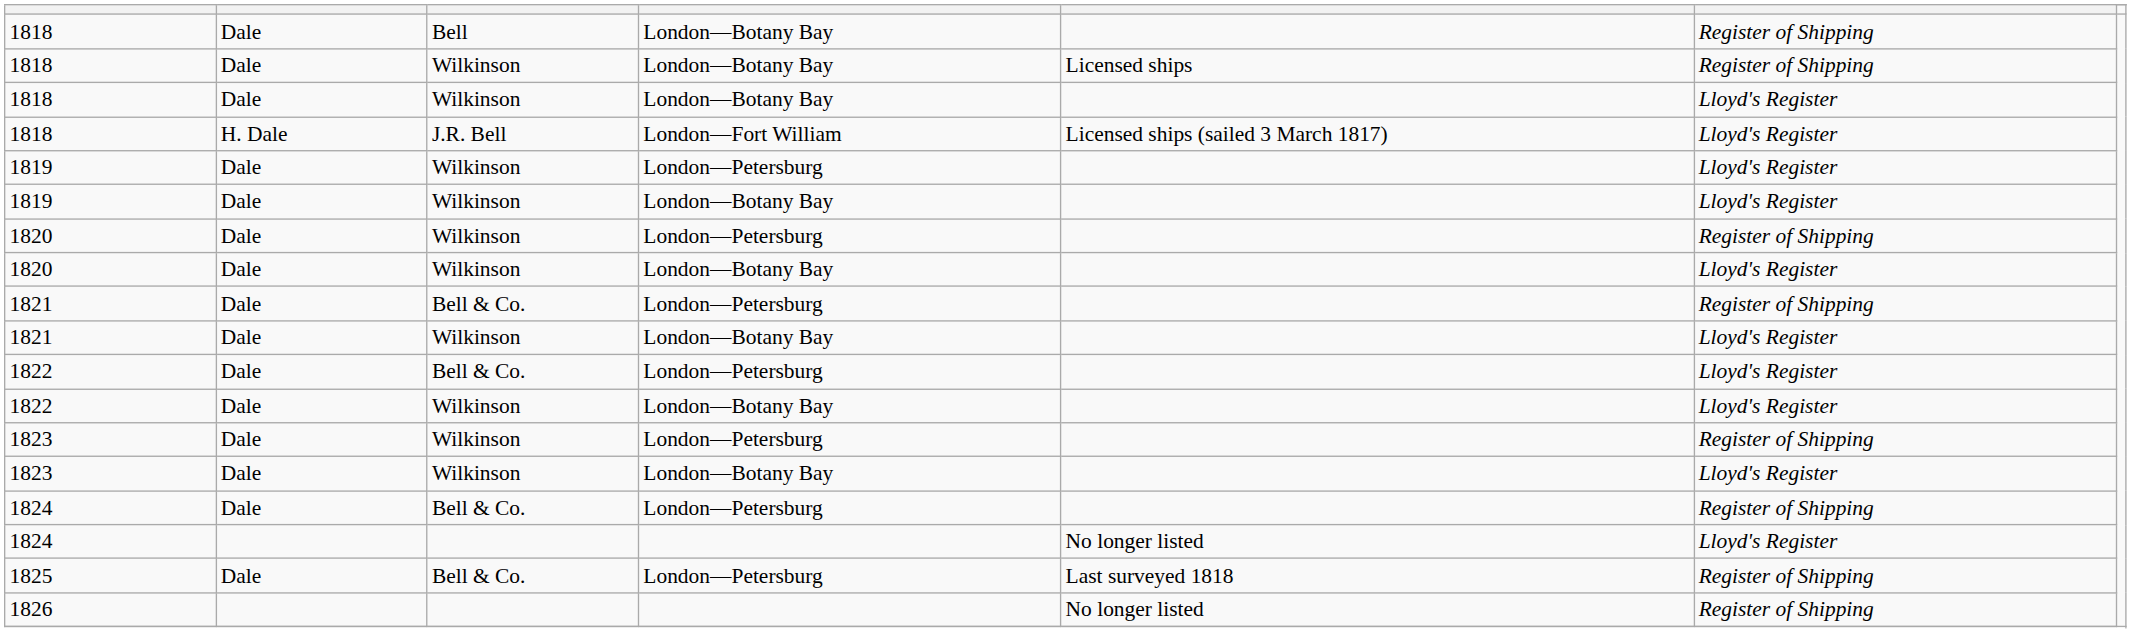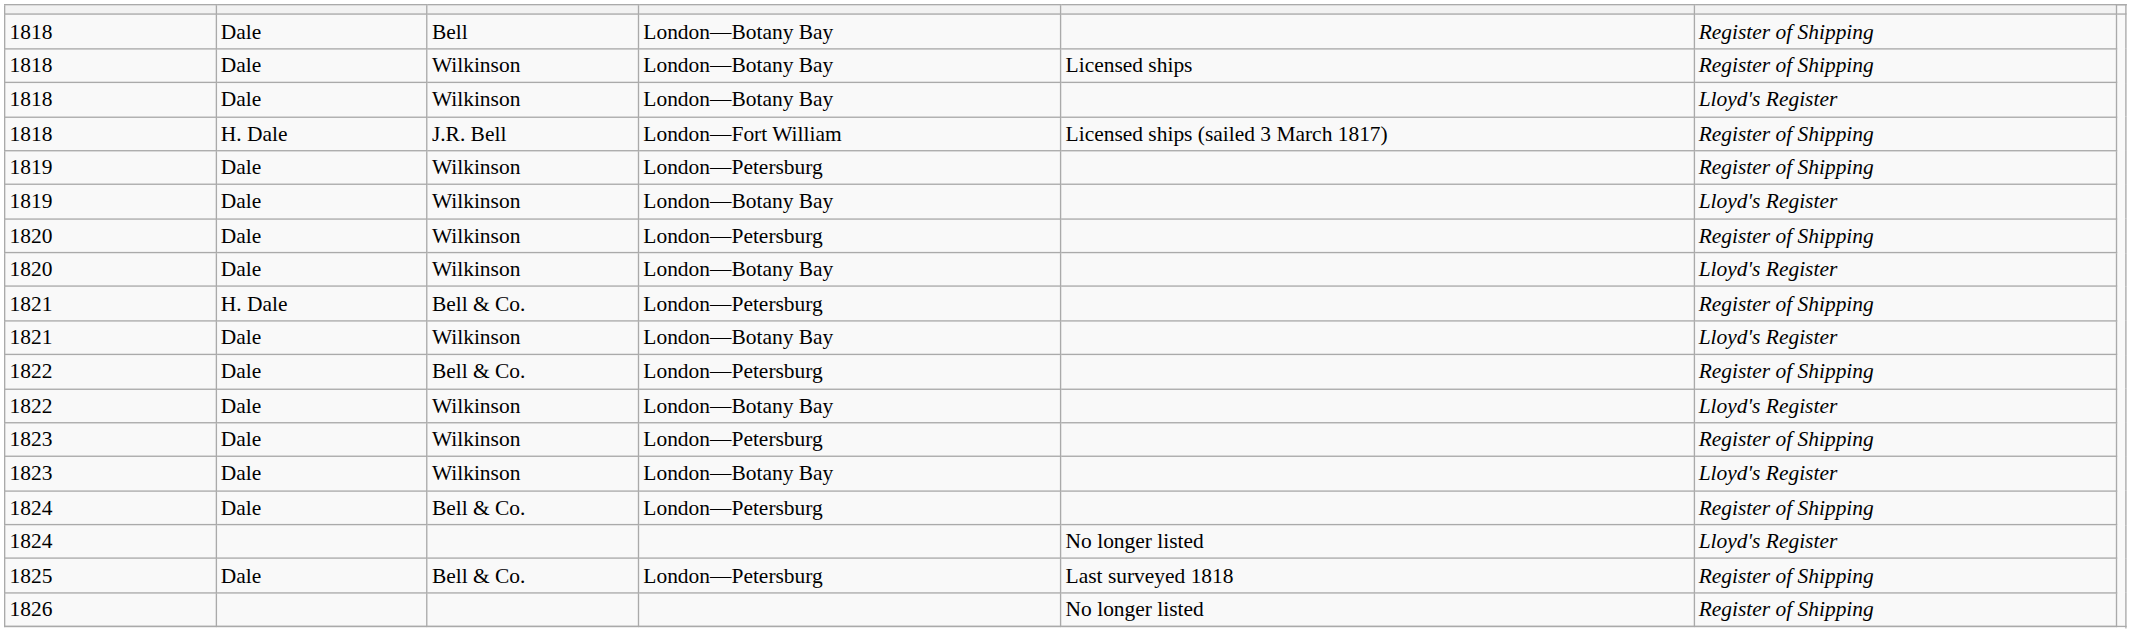(1768, 133) Lloyd's Register -> (1786, 133) Register of Shipping
(1768, 167) Lloyd's Register -> (1786, 167) Register of Shipping
(241, 303) Dale -> (254, 303) H. Dale
(1768, 371) Lloyd's Register -> (1786, 371) Register of Shipping
